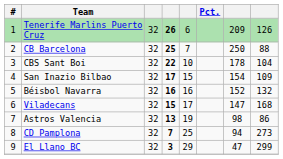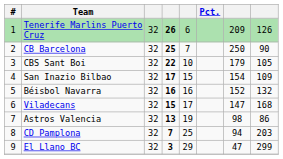(264, 49) 88 -> (264, 49) 90
(237, 63) 178 -> (237, 63) 179
(264, 63) 104 -> (264, 63) 105
(264, 133) 273 -> (264, 133) 203
